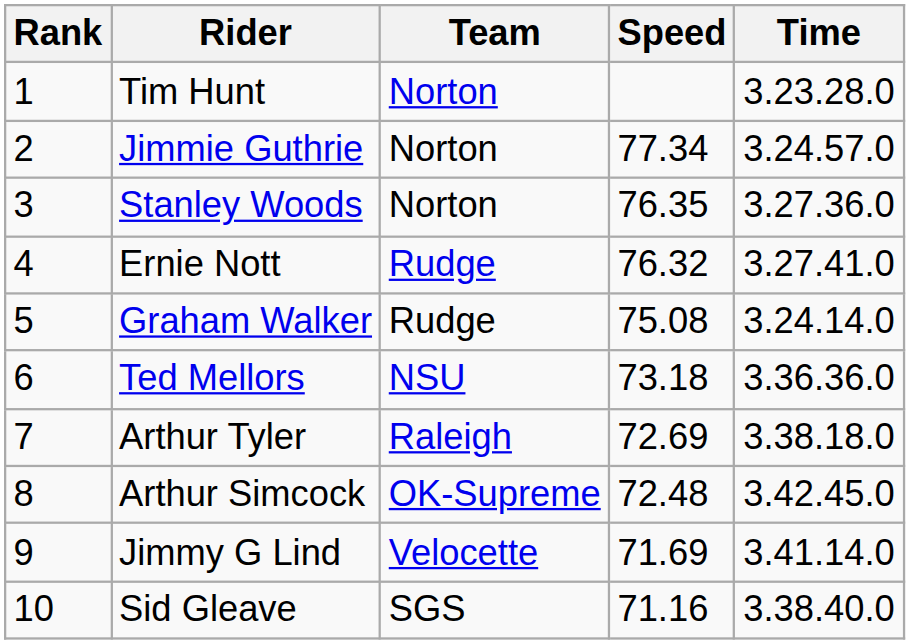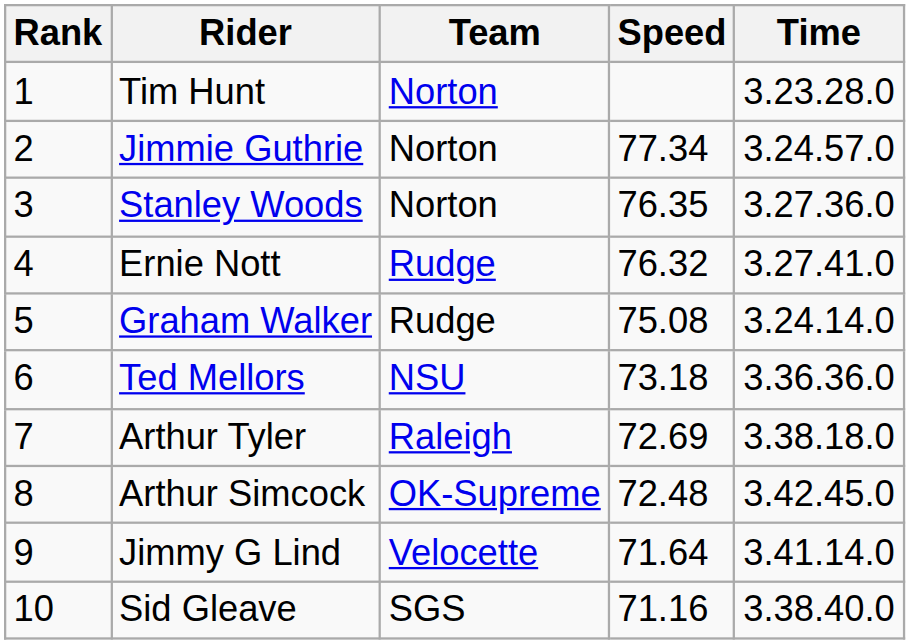(663, 551) 71.69 -> (663, 551) 71.64
